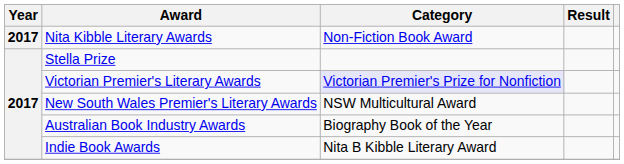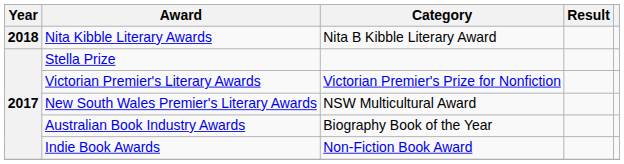(23, 37) 2017 -> (23, 37) 2018
(398, 37) Non-Fiction Book Award -> (410, 37) Nita B Kibble Literary Award
(442, 81) lavender background -> (442, 81) no background
(410, 147) Nita B Kibble Literary Award -> (398, 147) Non-Fiction Book Award
